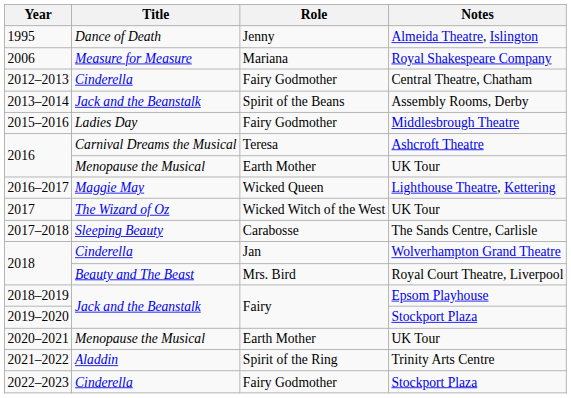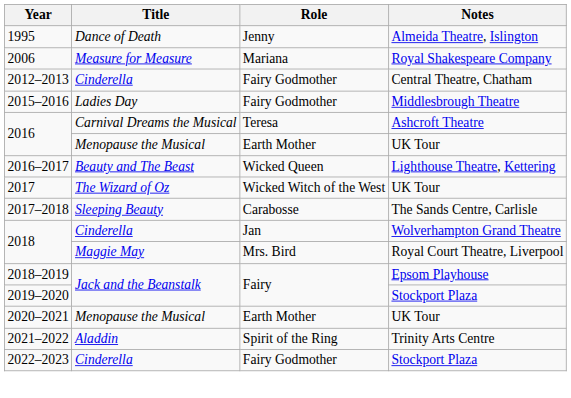- row: (38, 101)
(110, 187) Maggie May -> (135, 166) Beauty and The Beast
(135, 274) Beauty and The Beast -> (110, 252) Maggie May
